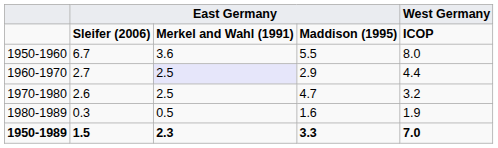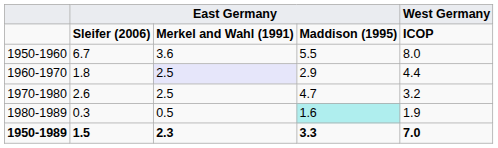(81, 73) 2.7 -> (81, 73) 1.8
(308, 113) no background -> (308, 113) paleturquoise background
